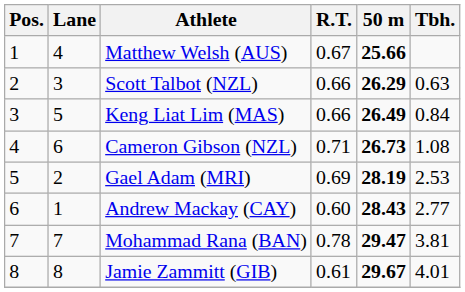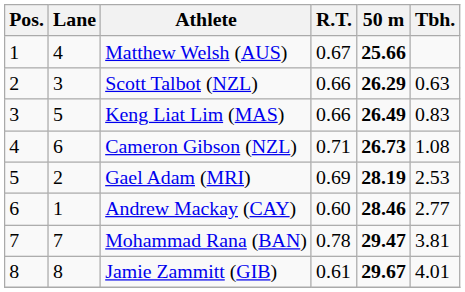(432, 114) 0.84 -> (432, 114) 0.83
(383, 209) 28.43 -> (383, 209) 28.46
